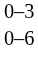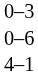+ row: (19, 64)
